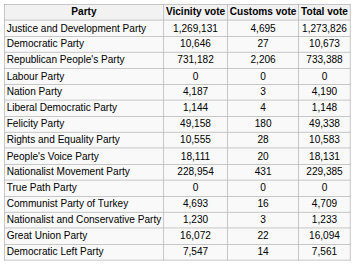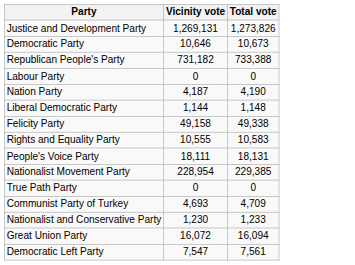- column: (263, 12)
